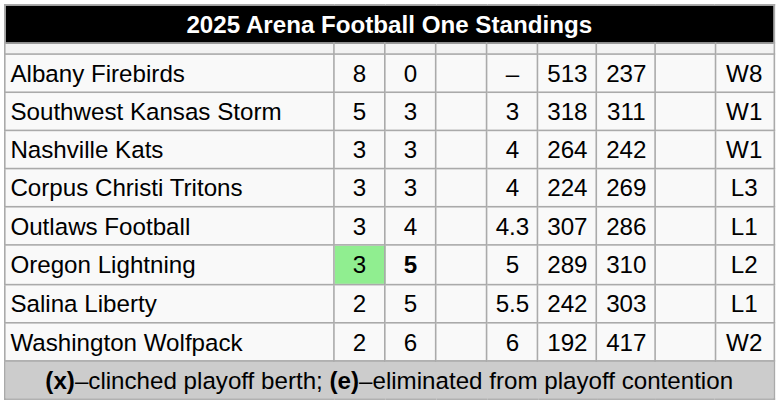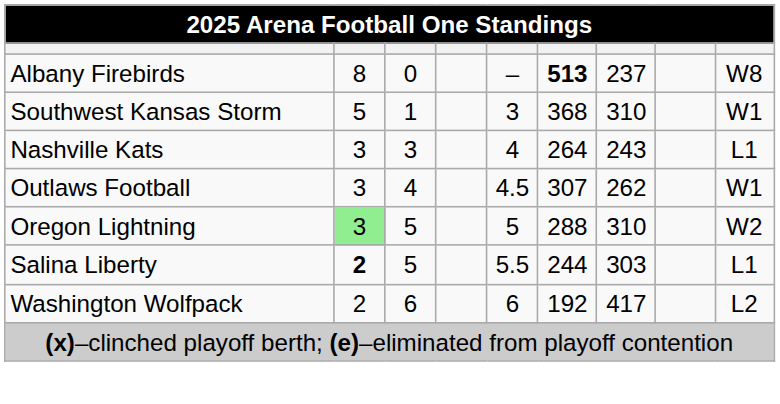(567, 74) normal -> (567, 74) bold
(410, 112) 3 -> (410, 112) 1
(567, 112) 318 -> (567, 112) 368
(626, 112) 311 -> (626, 112) 310
(626, 150) 242 -> (626, 150) 243
(744, 150) W1 -> (744, 150) L1
- row: (126, 188)
(512, 227) 4.3 -> (512, 188) 4.5
(626, 227) 286 -> (626, 188) 262
(744, 227) L1 -> (744, 188) W1
(410, 265) bold -> (410, 227) normal
(567, 265) 289 -> (567, 227) 288
(744, 265) L2 -> (744, 227) W2
(360, 303) normal -> (360, 265) bold
(567, 303) 242 -> (567, 265) 244
(744, 341) W2 -> (744, 303) L2
